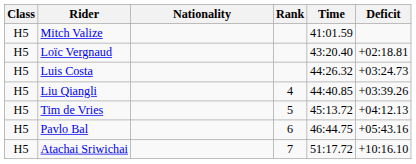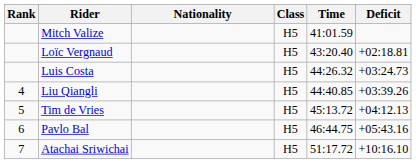columns swapped: (290, 14) <-> (21, 14)
